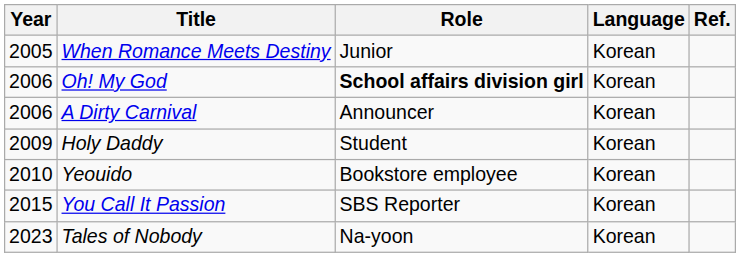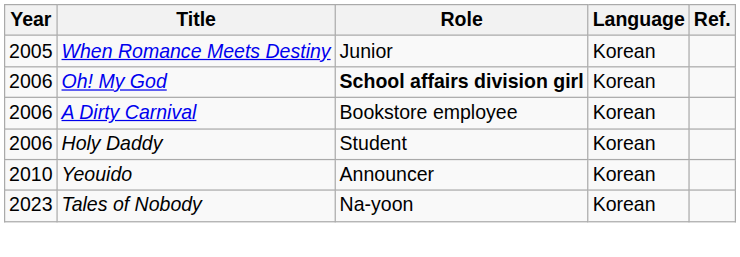(387, 112) Announcer -> (429, 112) Bookstore employee
(31, 143) 2009 -> (31, 143) 2006
(429, 174) Bookstore employee -> (387, 174) Announcer
- row: (143, 205)
